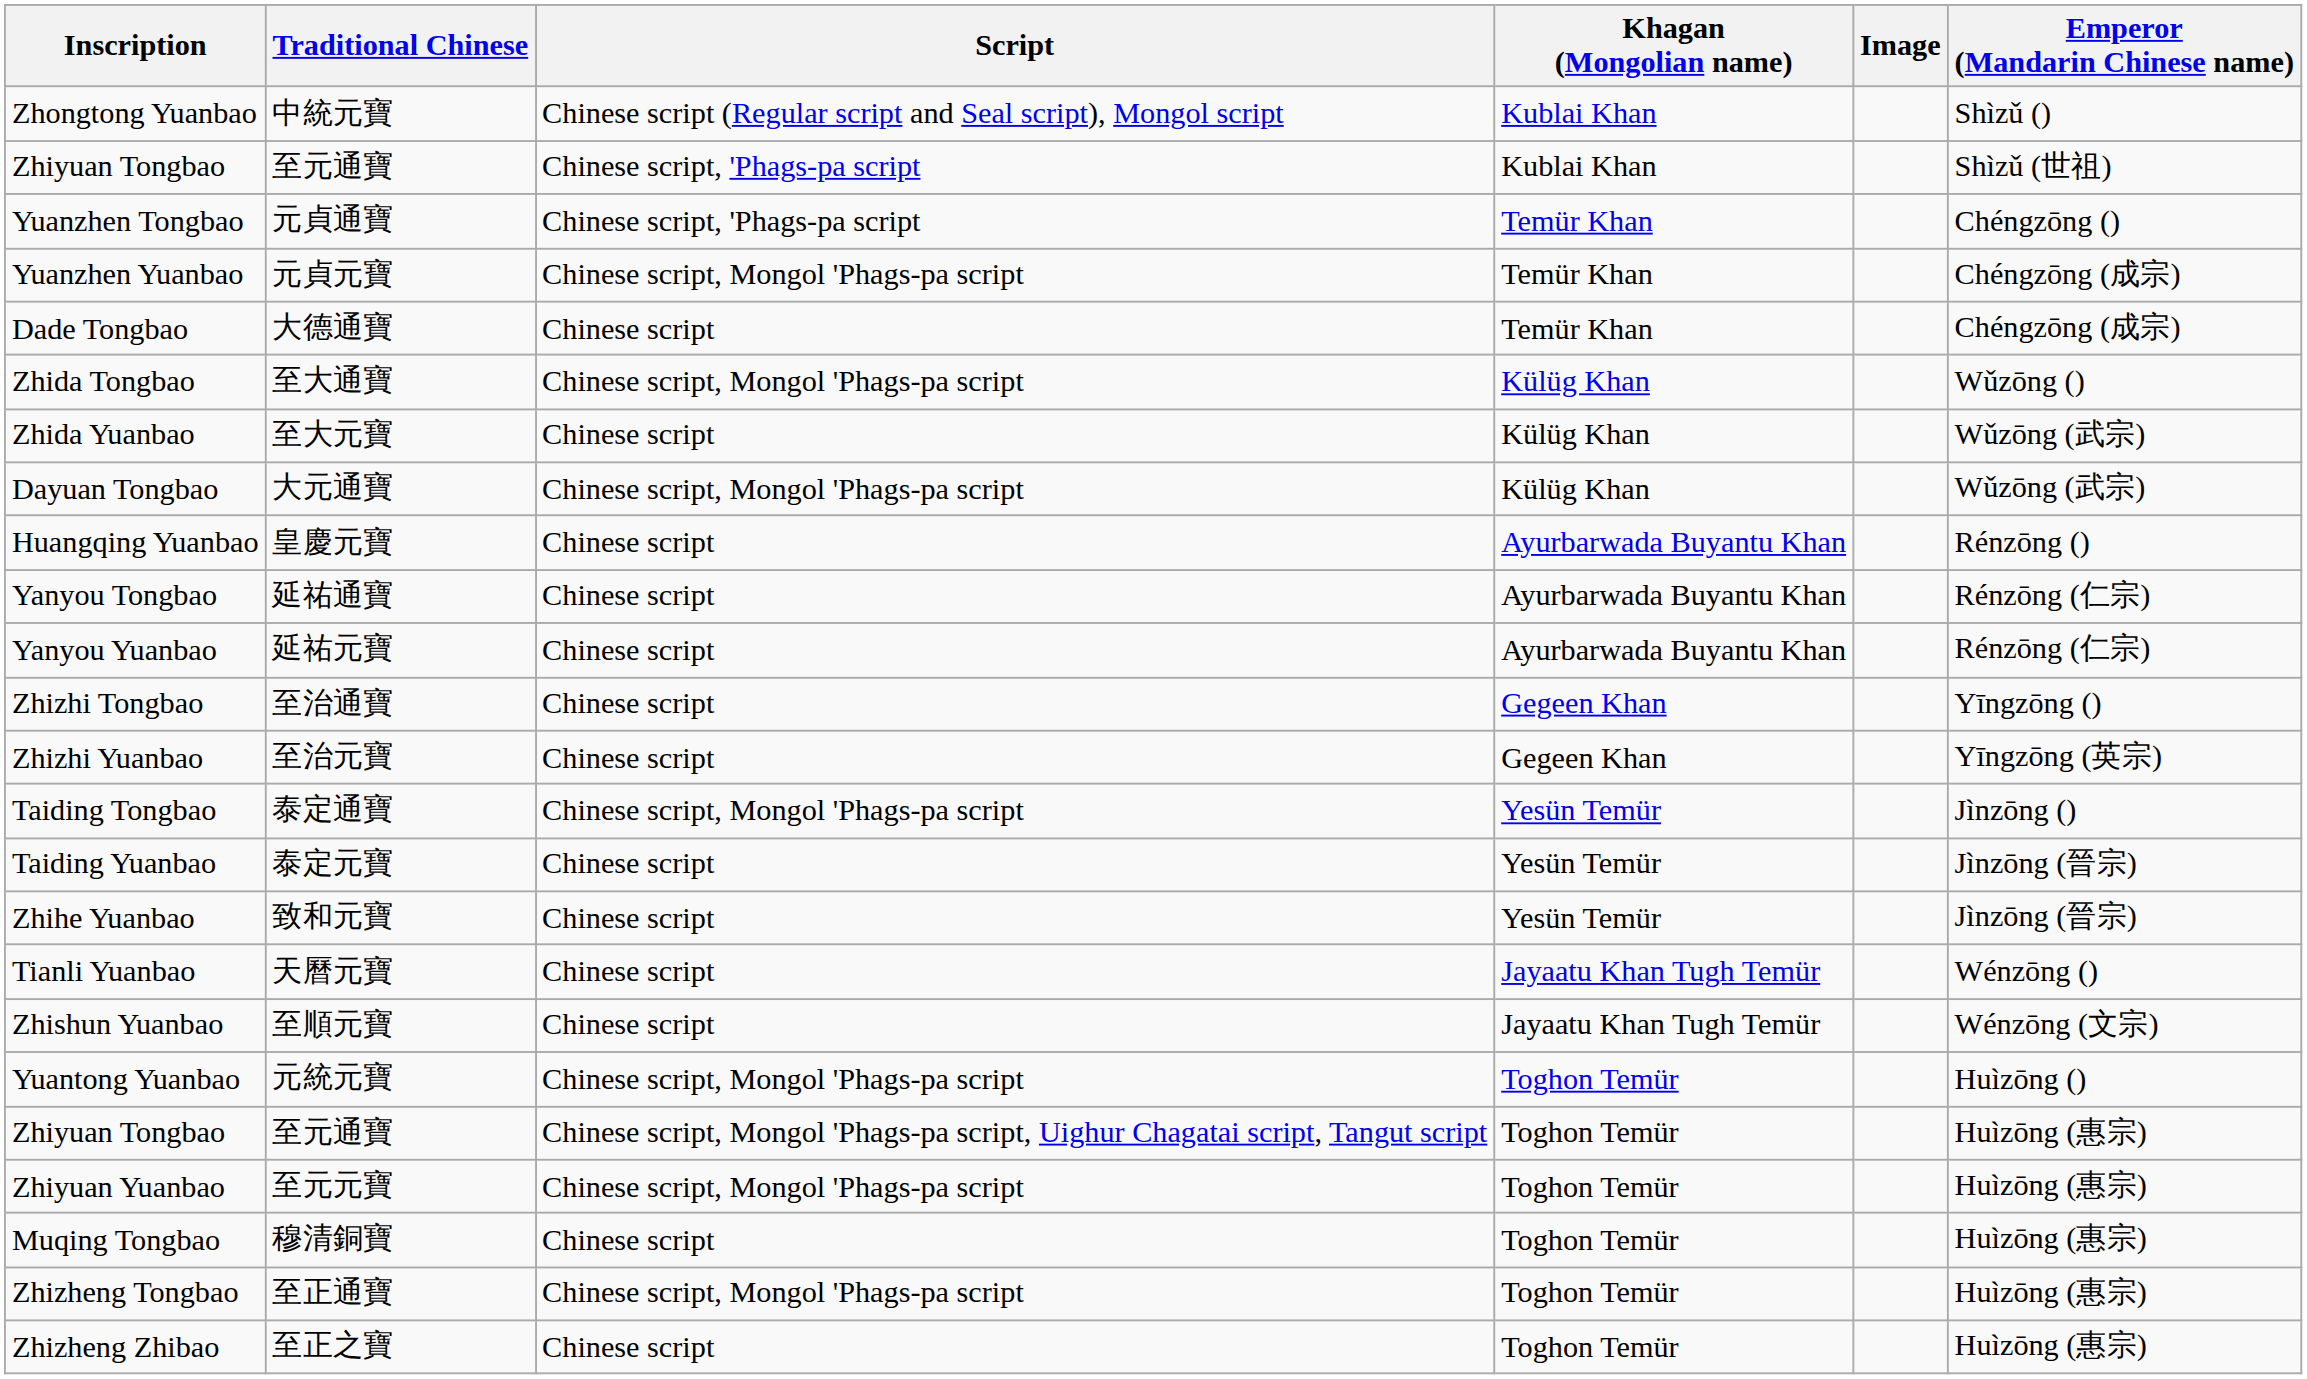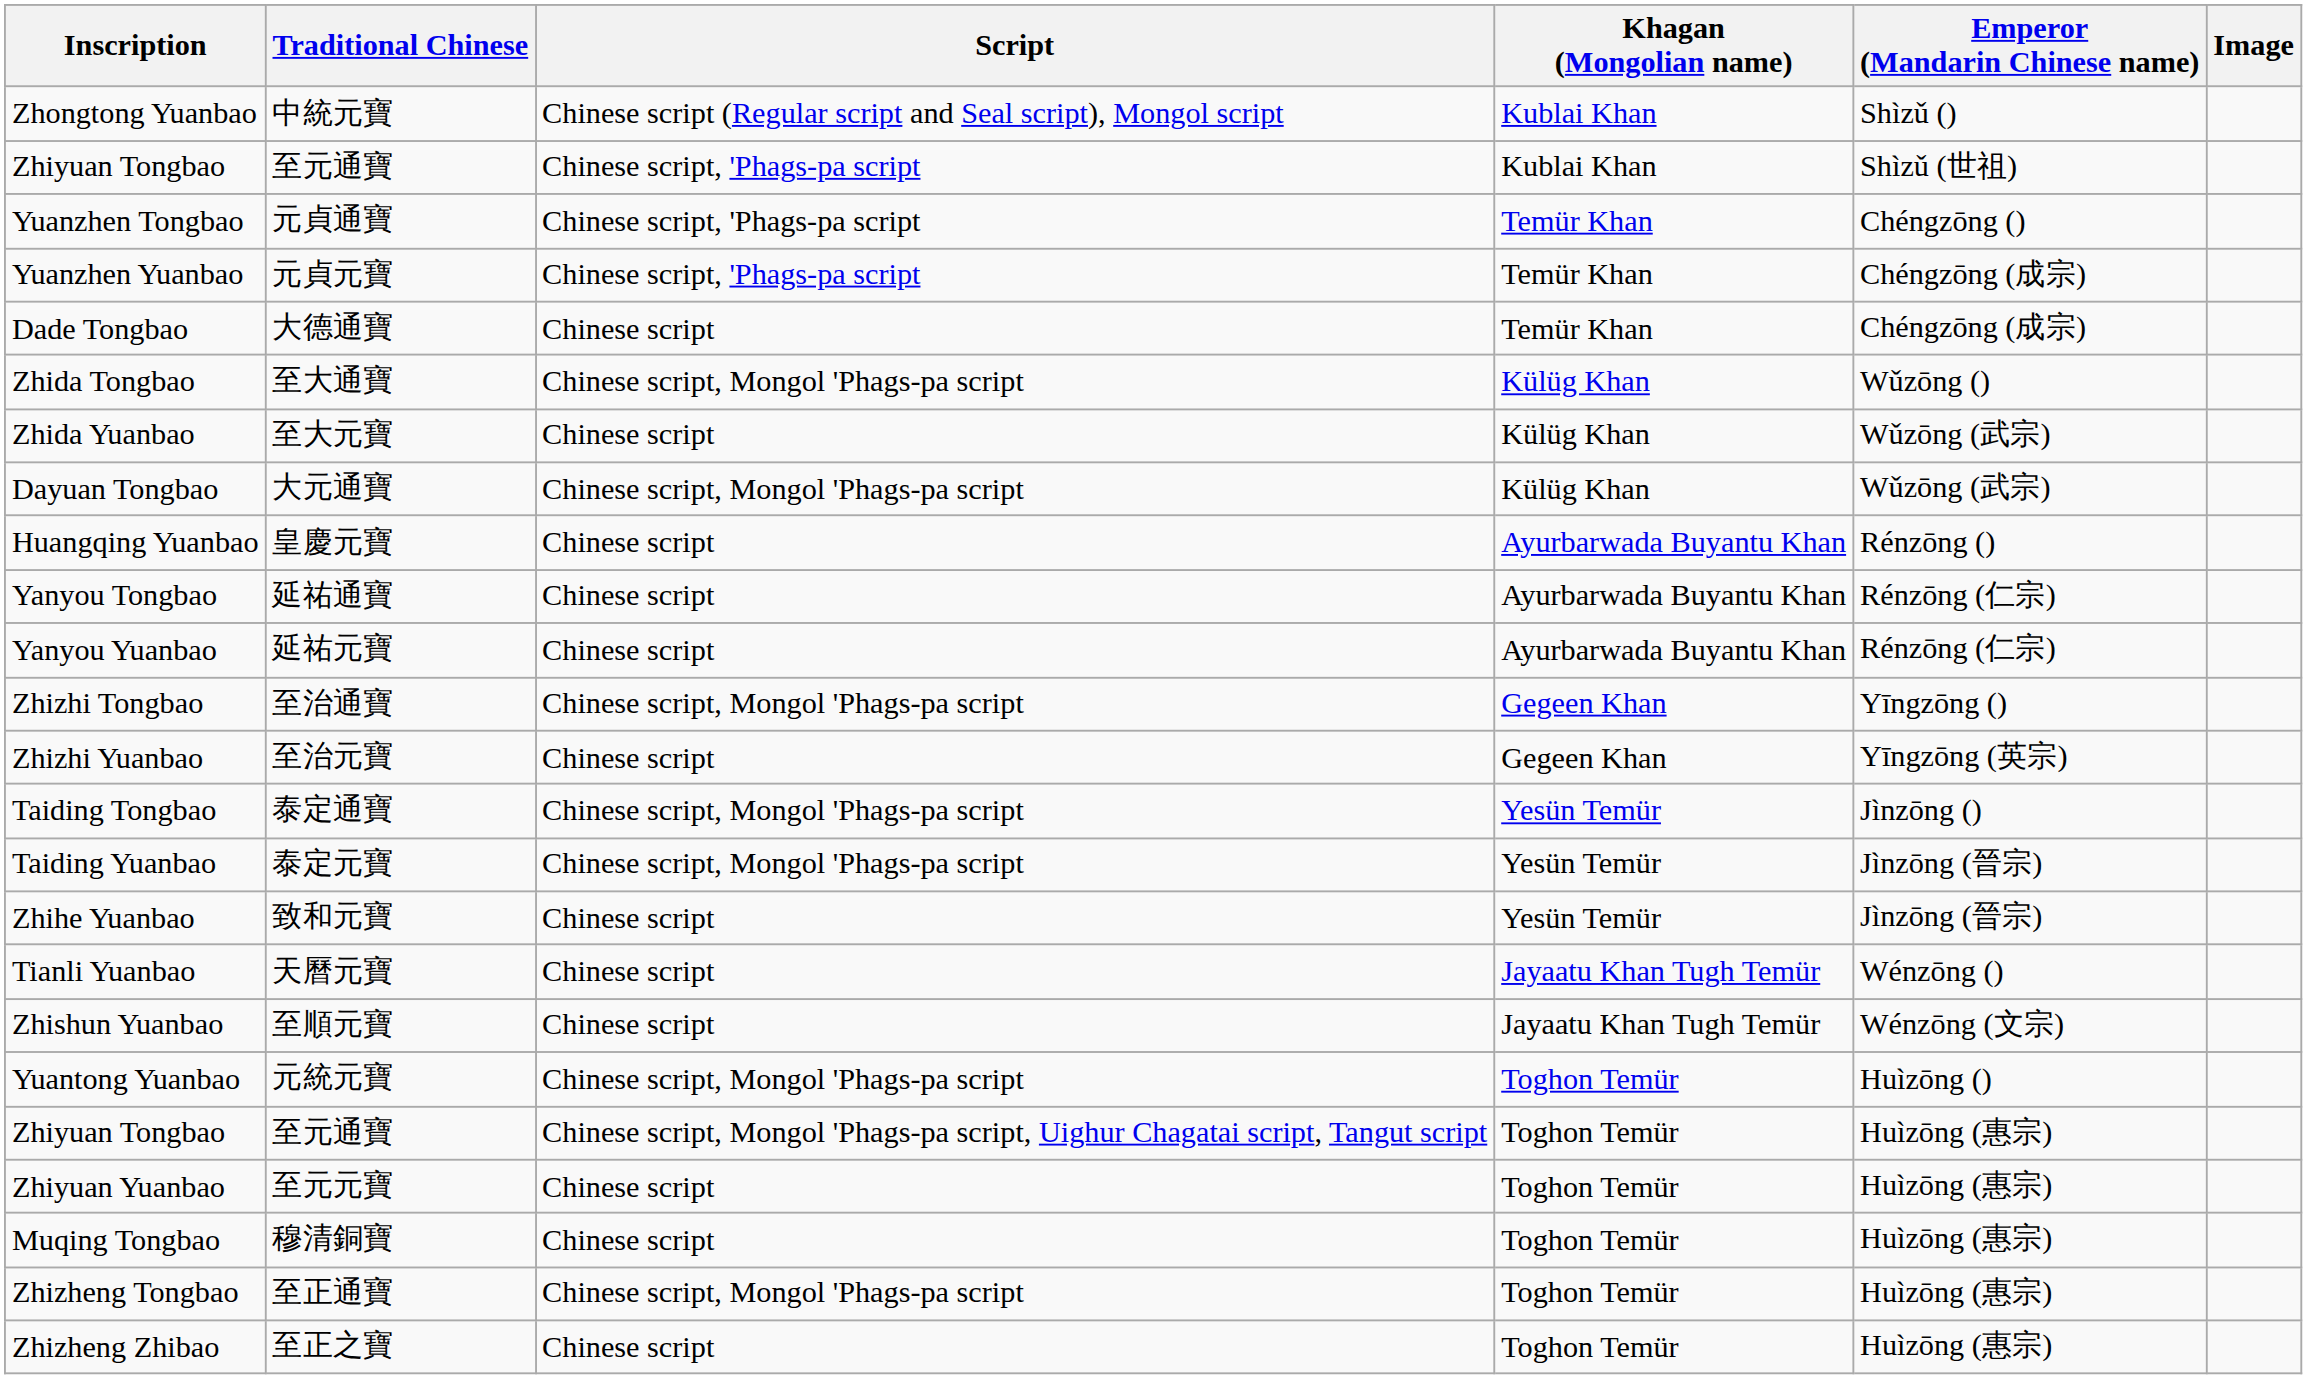columns swapped: (2124, 45) <-> (1900, 45)
(783, 274) Chinese script, Mongol 'Phags-pa script -> (731, 274) Chinese script, 'Phags-pa script
(628, 703) Chinese script -> (783, 703) Chinese script, Mongol 'Phags-pa script
(628, 864) Chinese script -> (783, 864) Chinese script, Mongol 'Phags-pa script
(783, 1185) Chinese script, Mongol 'Phags-pa script -> (628, 1185) Chinese script
